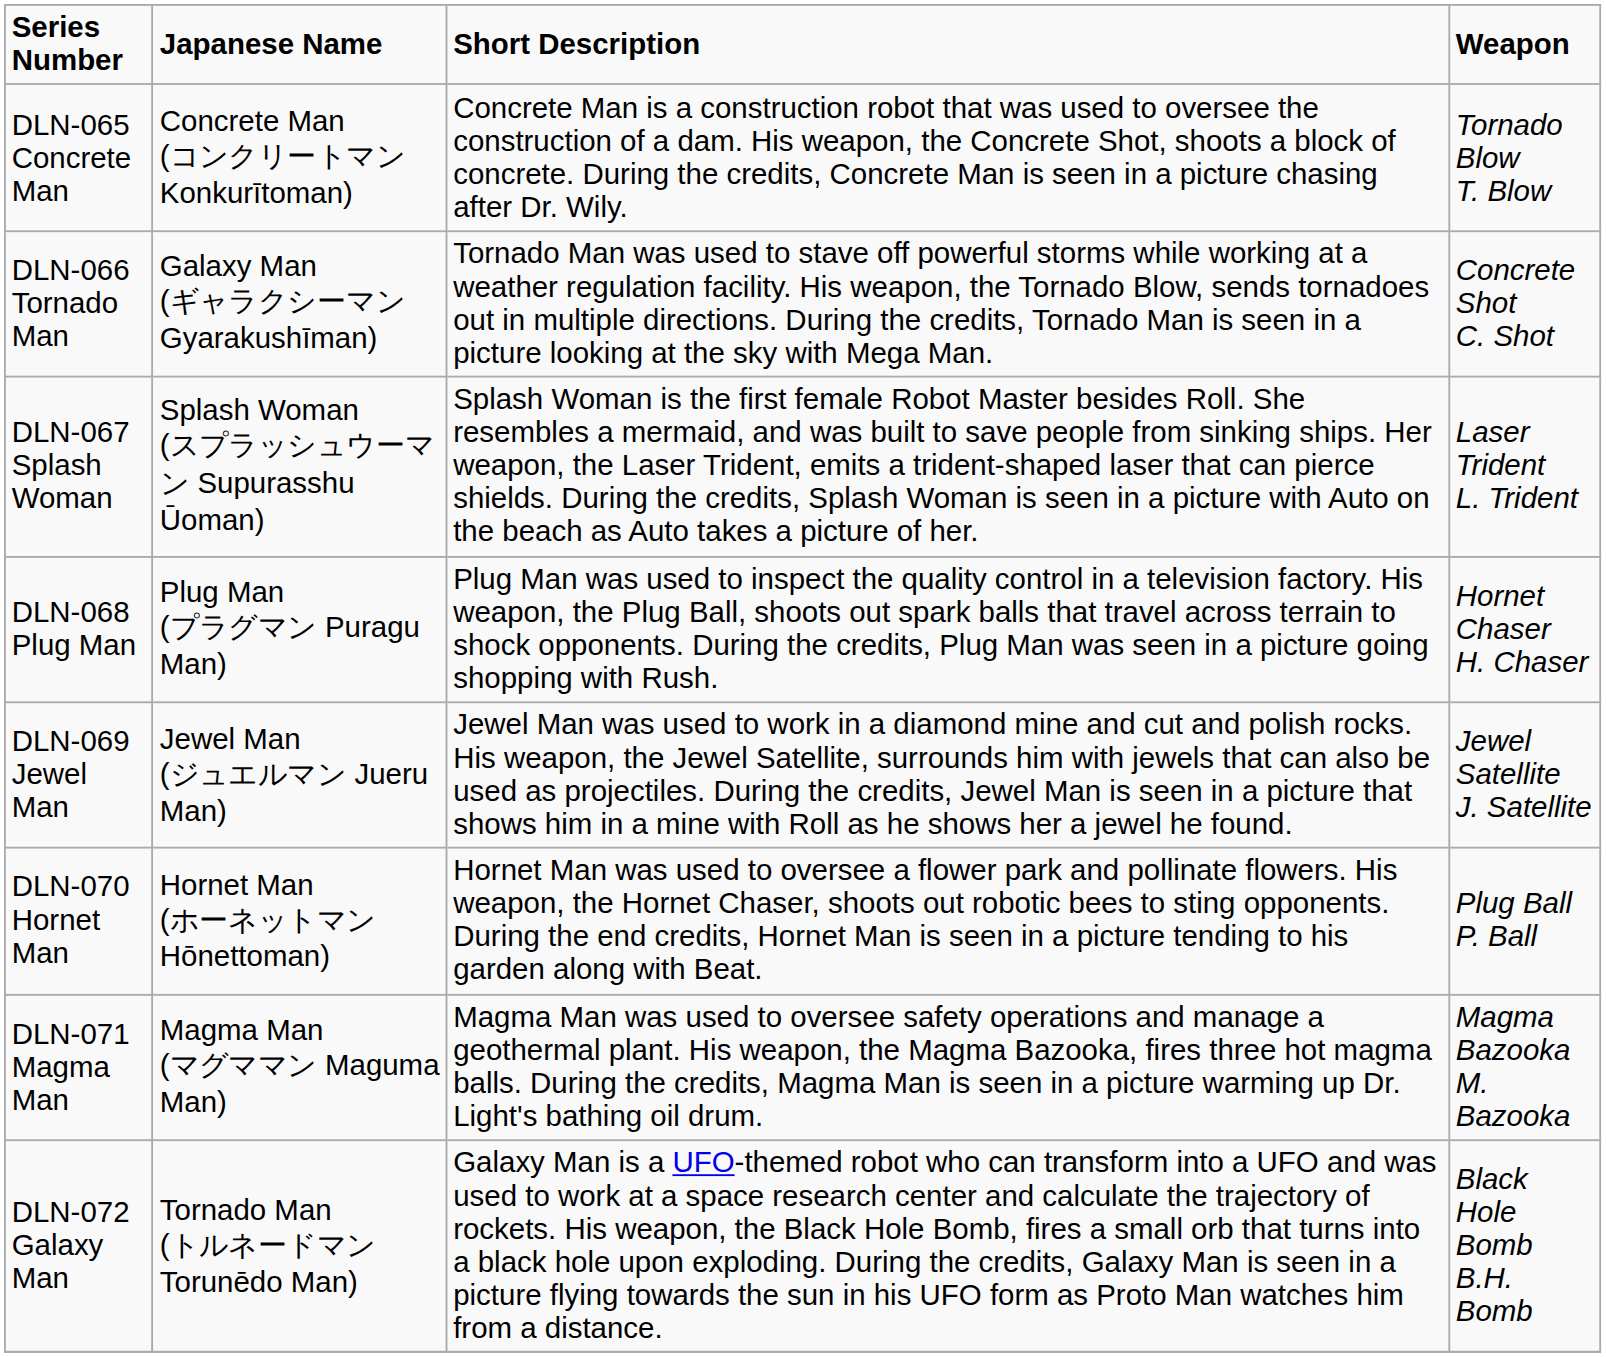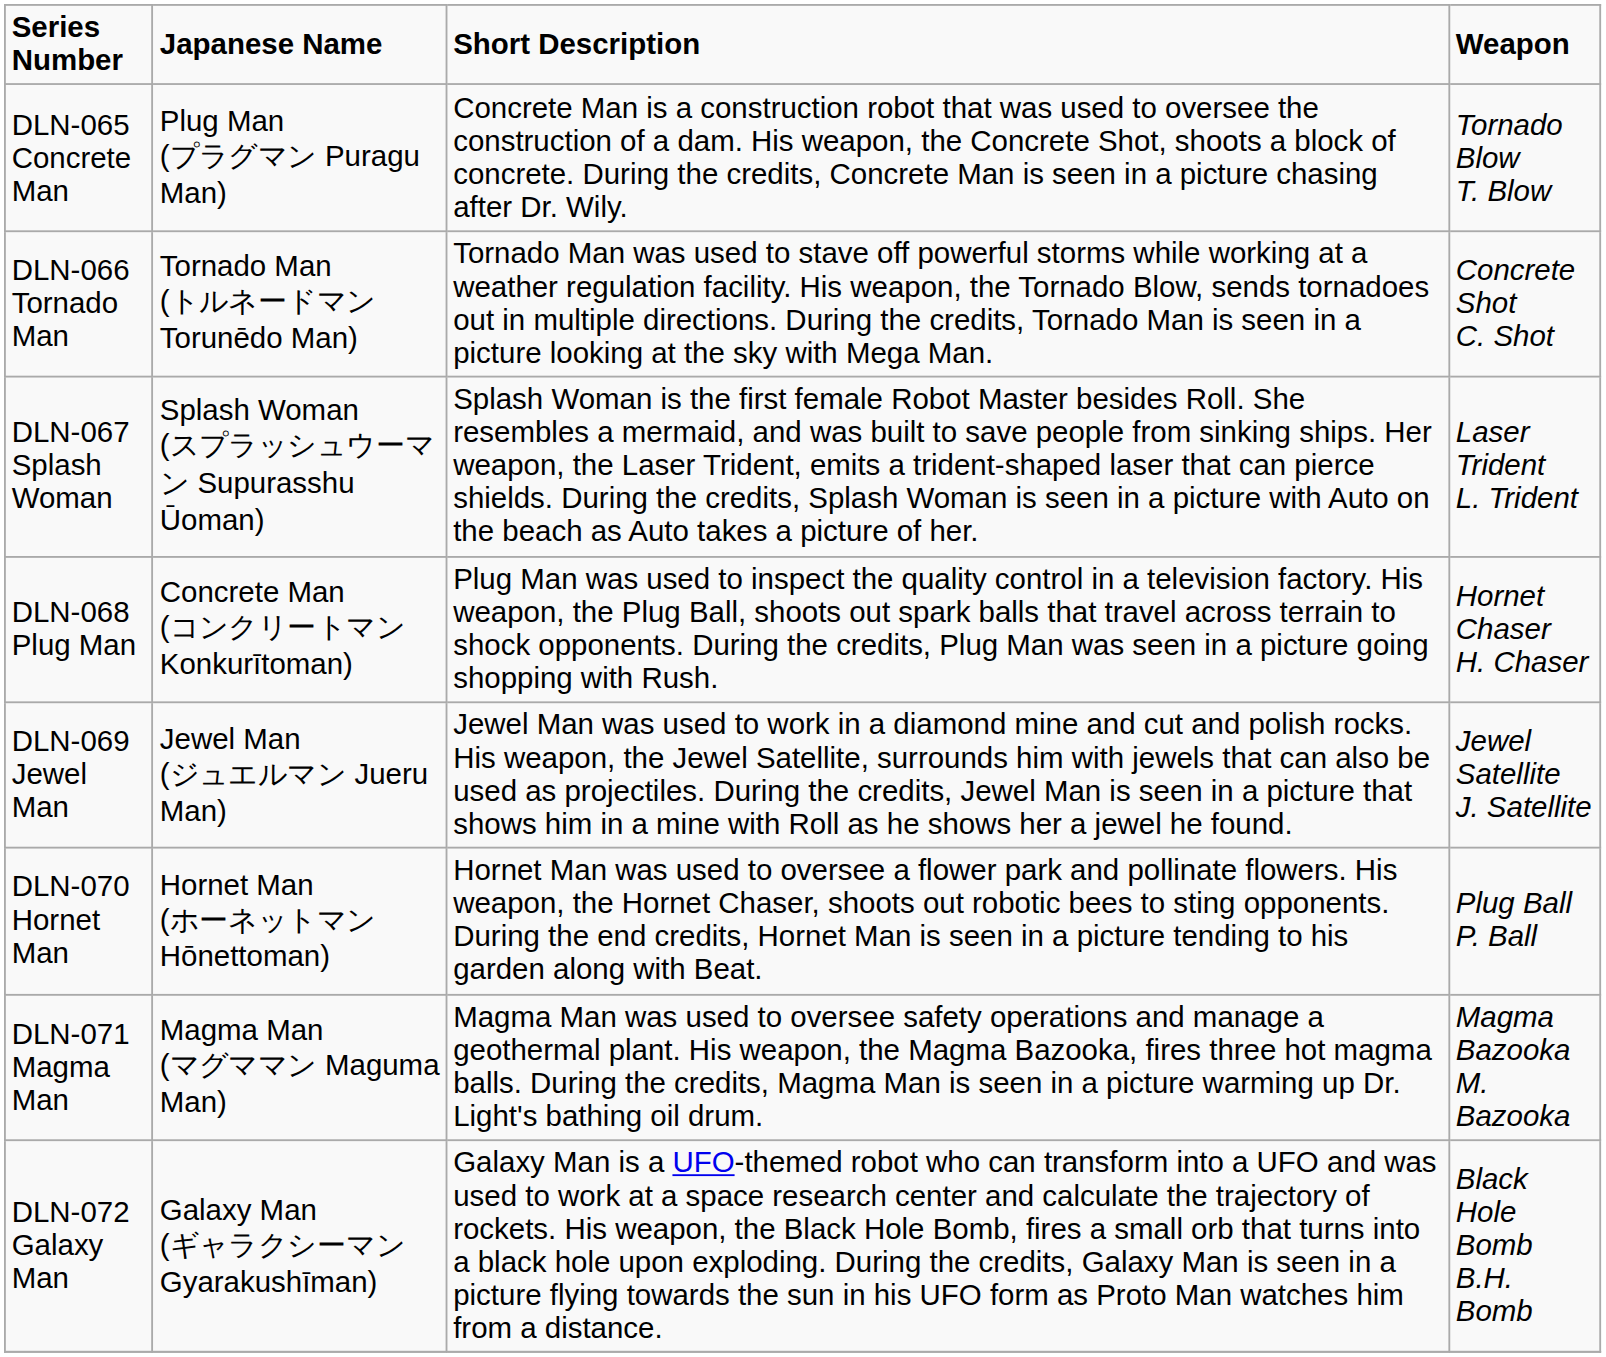(282, 157) Concrete Man (コンクリートマン Konkurītoman) -> (290, 157) Plug Man (プラグマン Puragu Man)
(282, 303) Galaxy Man (ギャラクシーマン Gyarakushīman) -> (268, 303) Tornado Man (トルネードマン Torunēdo Man)
(290, 628) Plug Man (プラグマン Puragu Man) -> (282, 628) Concrete Man (コンクリートマン Konkurītoman)
(268, 1245) Tornado Man (トルネードマン Torunēdo Man) -> (282, 1245) Galaxy Man (ギャラクシーマン Gyarakushīman)
